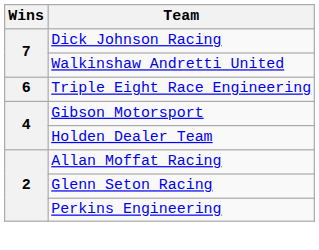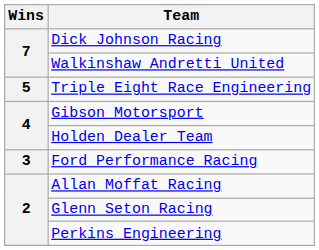(26, 89) 6 -> (26, 89) 5
+ row: (154, 162)
